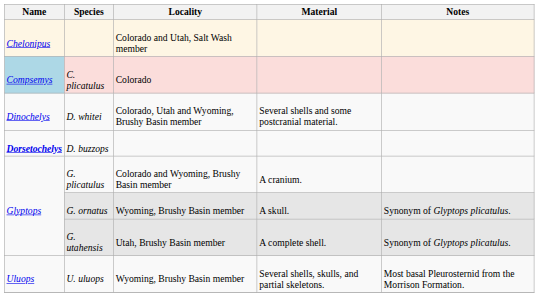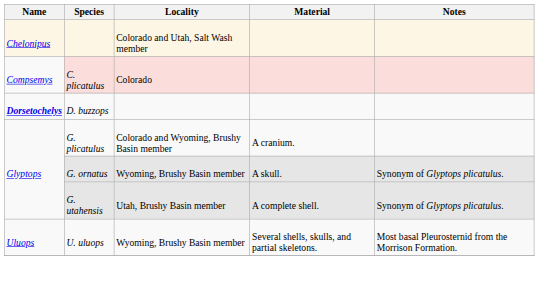(29, 80) lightblue background -> (29, 80) no background
- row: (84, 117)
